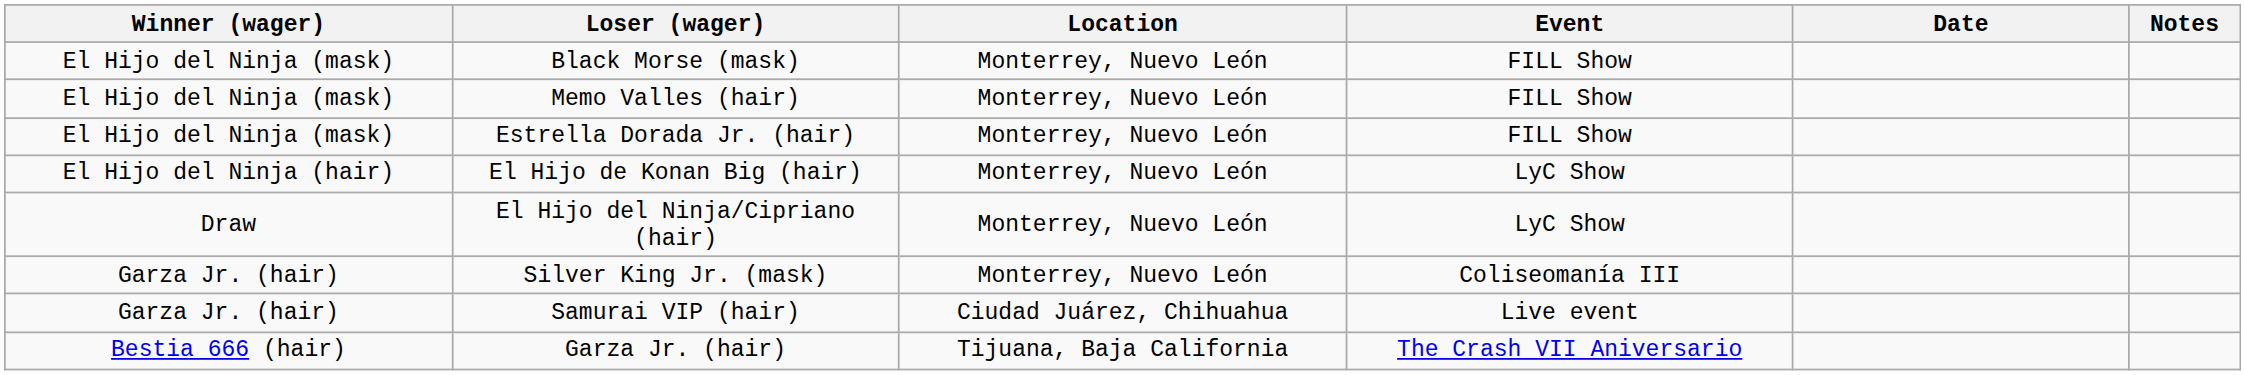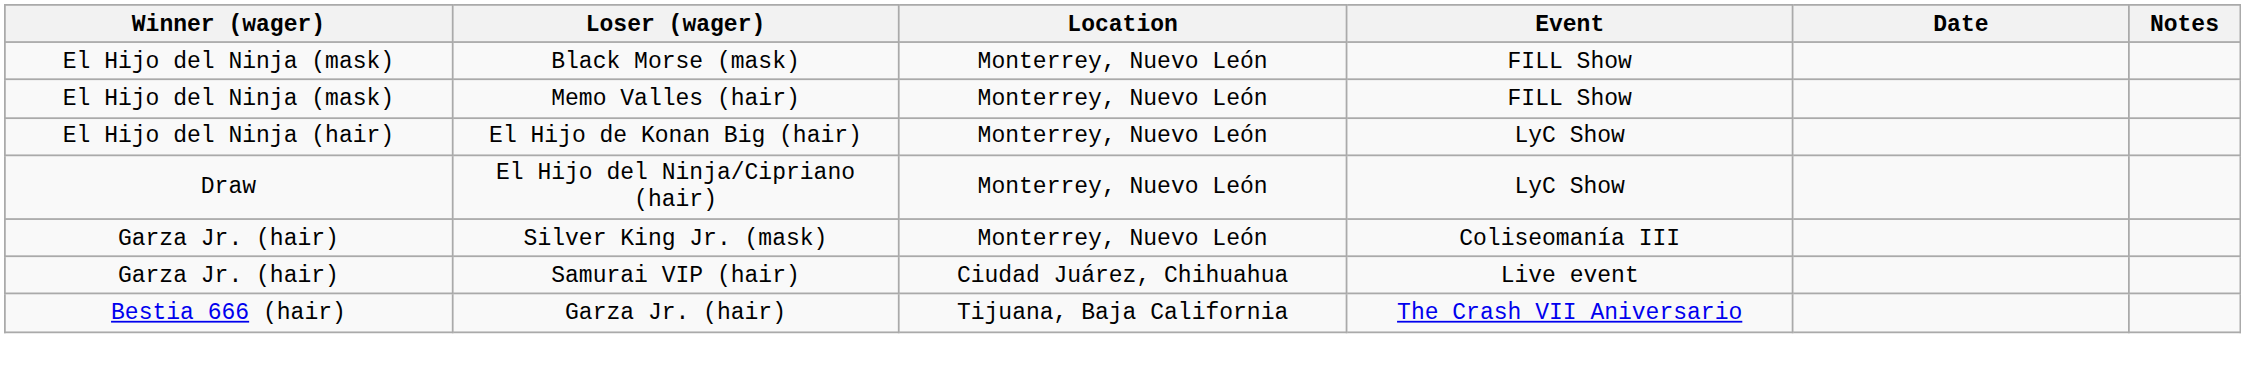- row: (676, 136)
